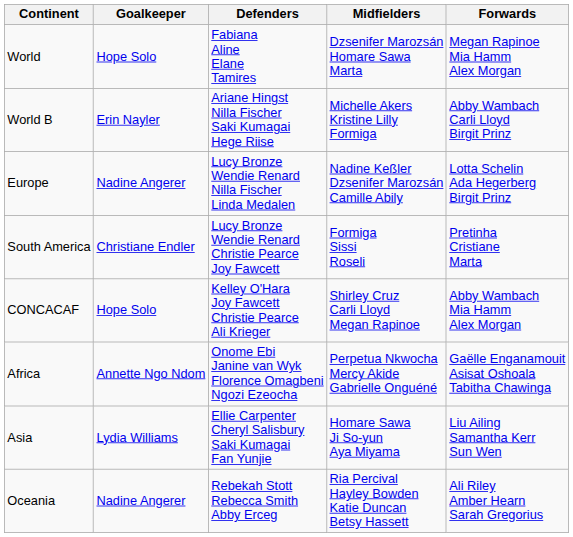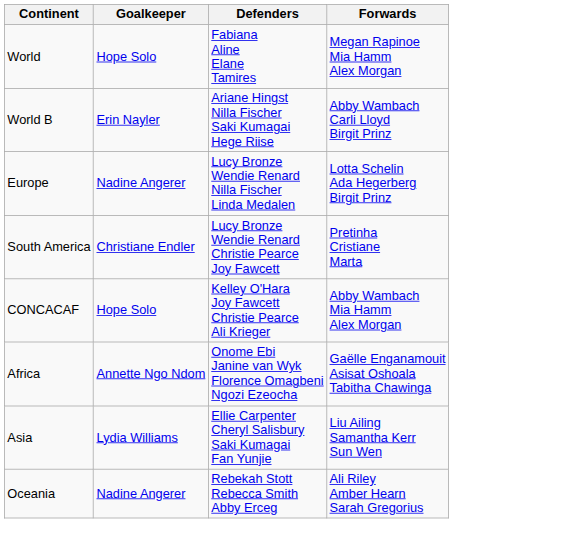- column: (386, 14)
